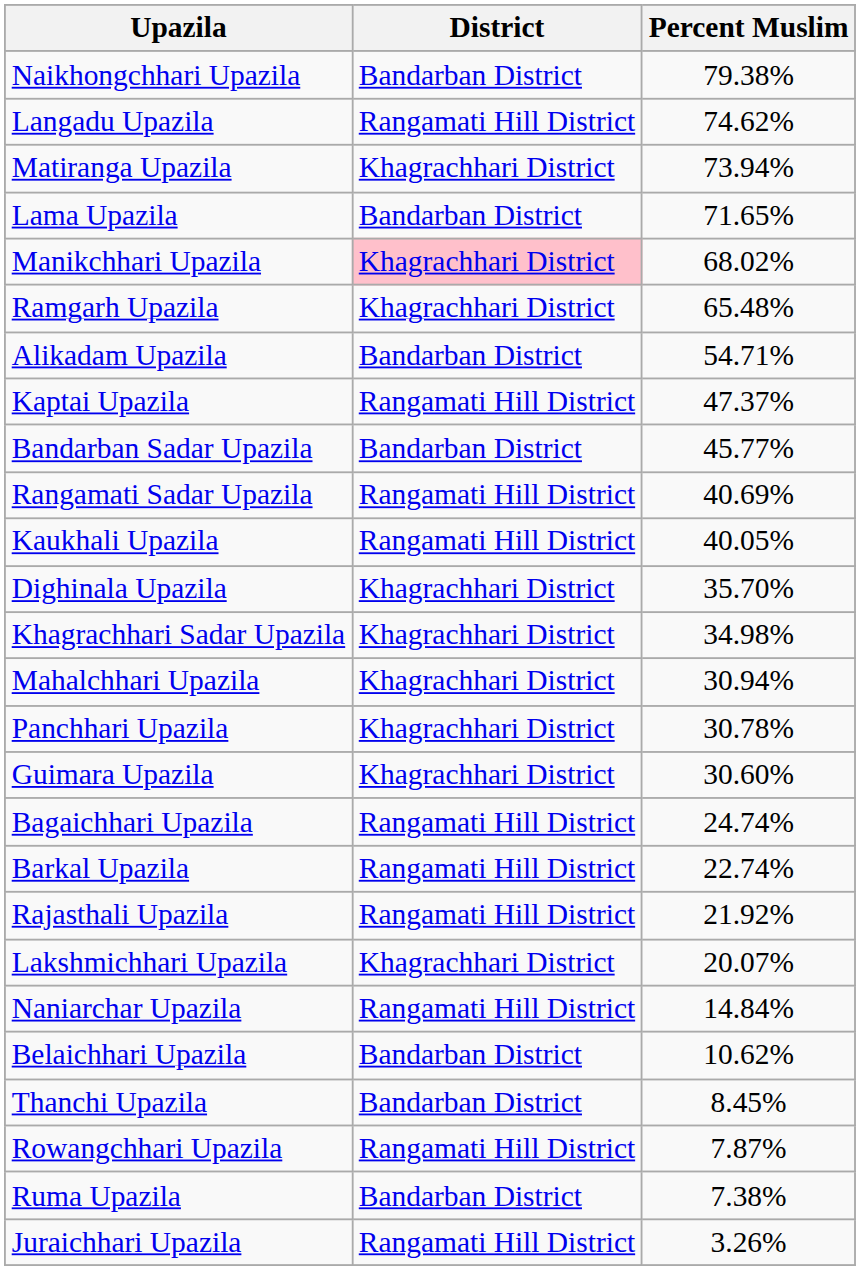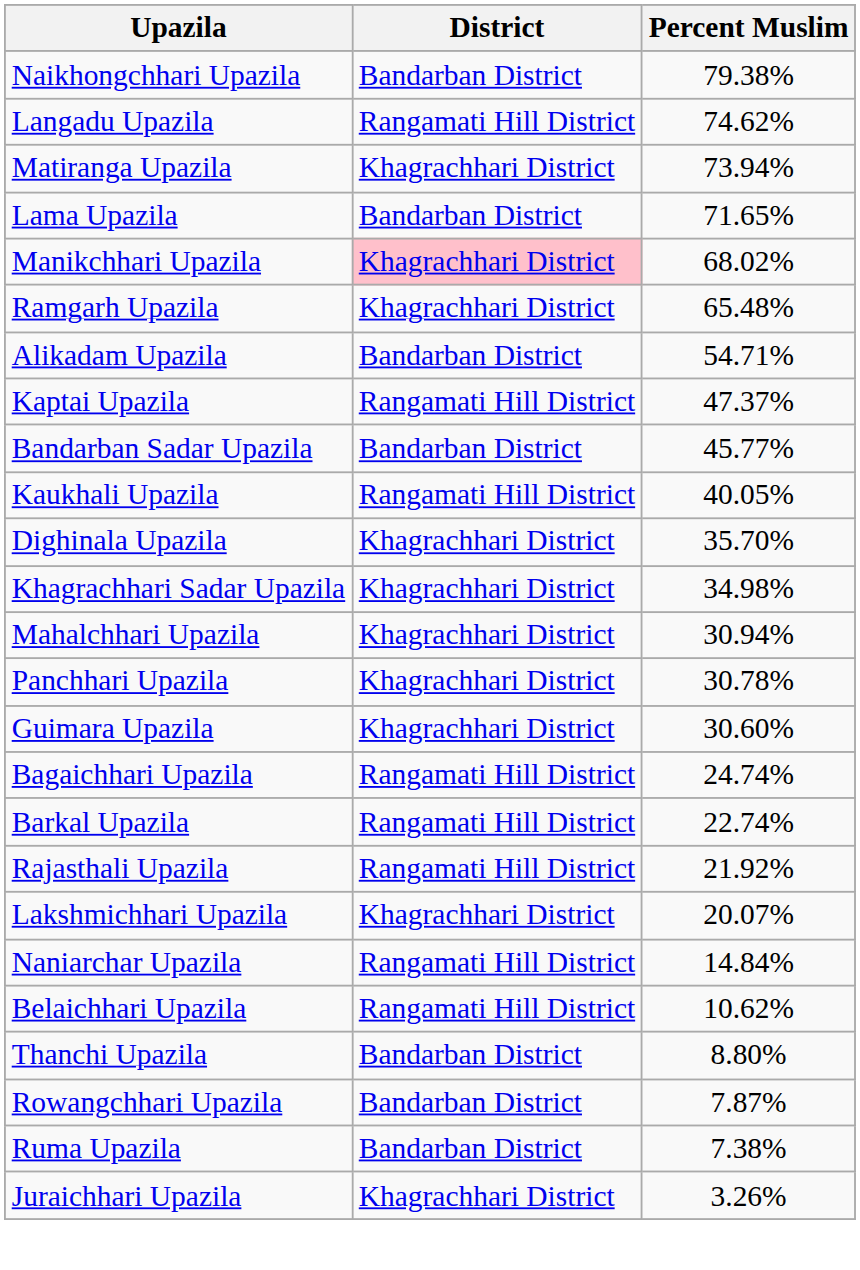- row: (162, 494)
(470, 1055) Bandarban District -> (497, 1008) Rangamati Hill District
(749, 1101) 8.45% -> (749, 1055) 8.80%
(497, 1148) Rangamati Hill District -> (470, 1101) Bandarban District
(497, 1241) Rangamati Hill District -> (487, 1195) Khagrachhari District
